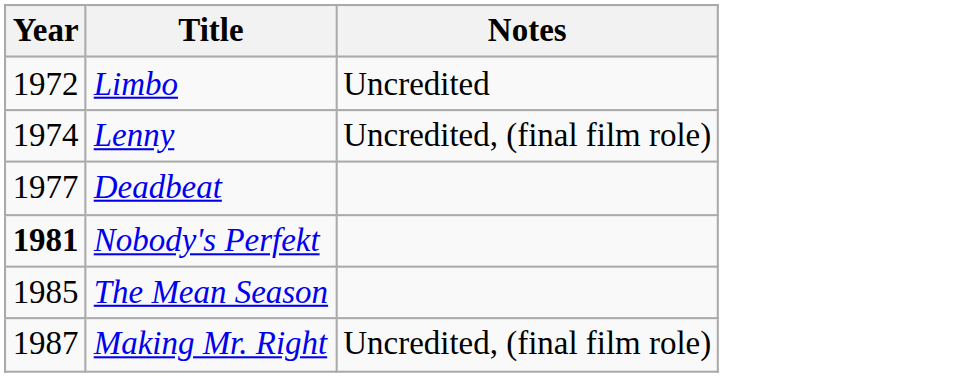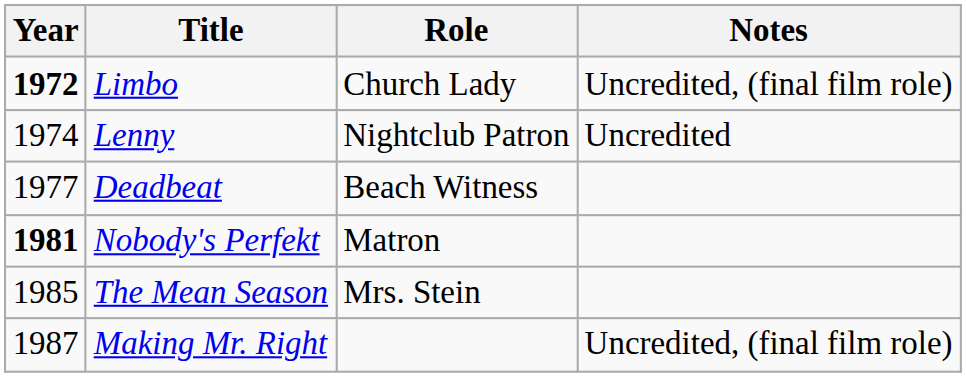+ column: (456, 30)
(46, 82) normal -> (46, 82) bold
(416, 82) Uncredited -> (769, 82) Uncredited, (final film role)
(527, 135) Uncredited, (final film role) -> (658, 135) Uncredited
